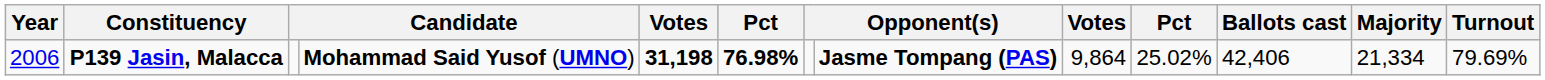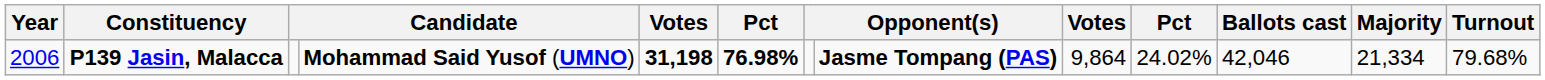(1174, 57) 25.02% -> (1174, 57) 24.02%
(1256, 57) 42,406 -> (1256, 57) 42,046
(1490, 57) 79.69% -> (1490, 57) 79.68%
